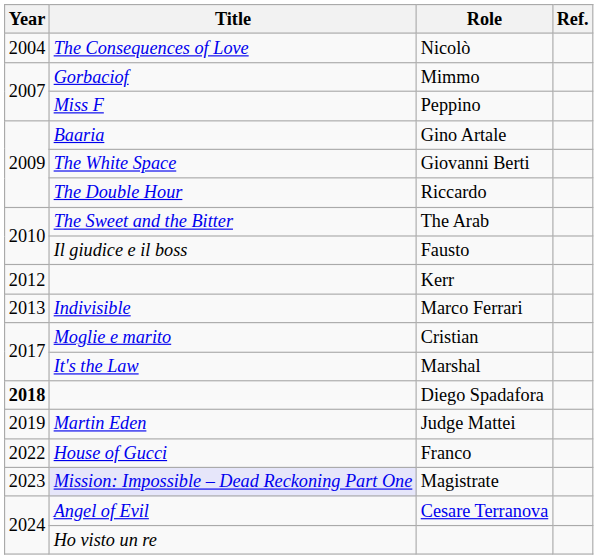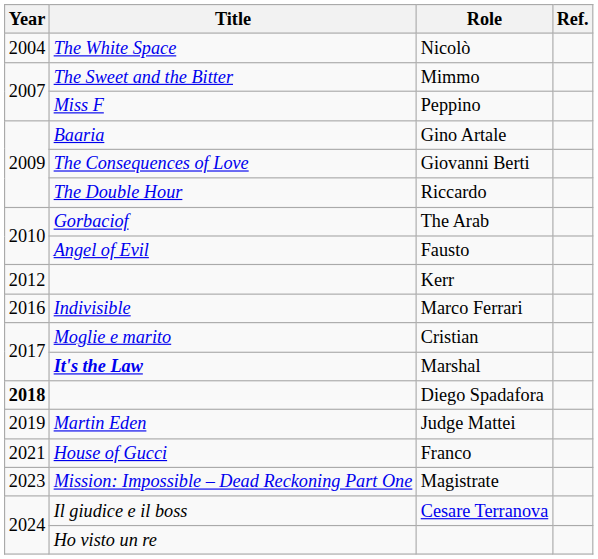(151, 47) The Consequences of Love -> (115, 47) The White Space
(91, 76) Gorbaciof -> (143, 76) The Sweet and the Bitter
(115, 163) The White Space -> (151, 163) The Consequences of Love
(143, 221) The Sweet and the Bitter -> (91, 221) Gorbaciof
(121, 250) Il giudice e il boss -> (101, 250) Angel of Evil
(27, 308) 2013 -> (27, 308) 2016
(96, 366) normal -> (98, 366) bold
(27, 452) 2022 -> (27, 452) 2021
(233, 481) lavender background -> (233, 481) no background
(101, 510) Angel of Evil -> (121, 510) Il giudice e il boss
